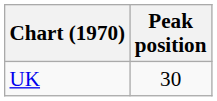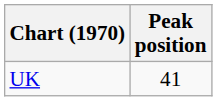(171, 78) 30 -> (171, 78) 41
